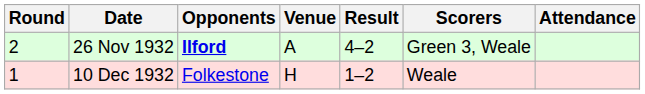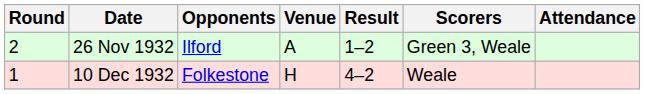(204, 46) bold -> (202, 46) normal
(359, 46) 4–2 -> (359, 46) 1–2
(359, 74) 1–2 -> (359, 74) 4–2
